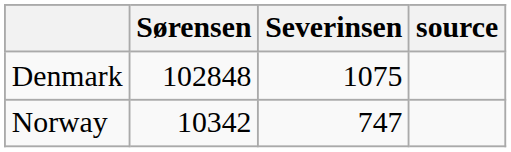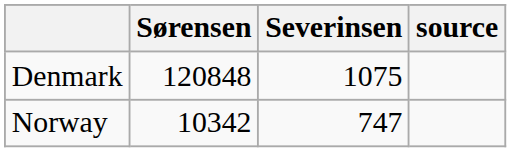(207, 75) 102848 -> (207, 75) 120848
